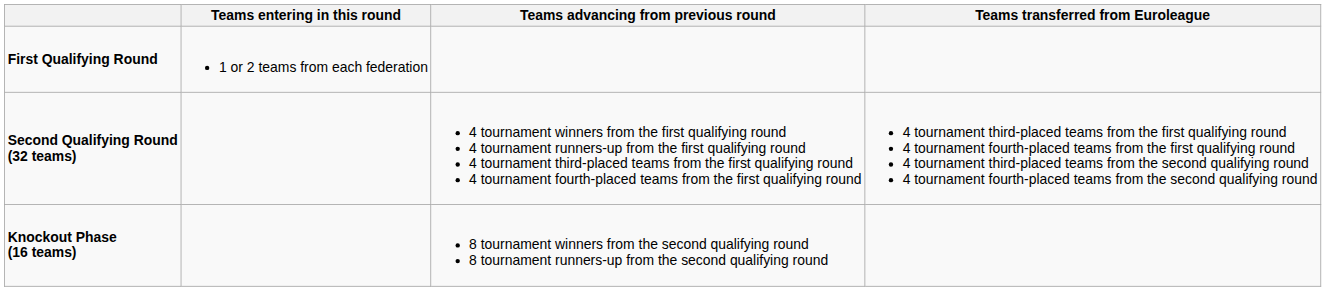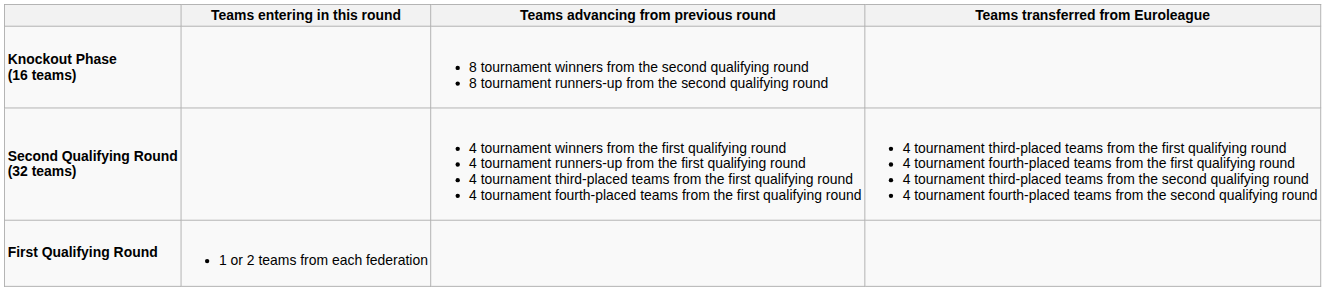rows swapped: (83, 59) <-> (62, 245)
